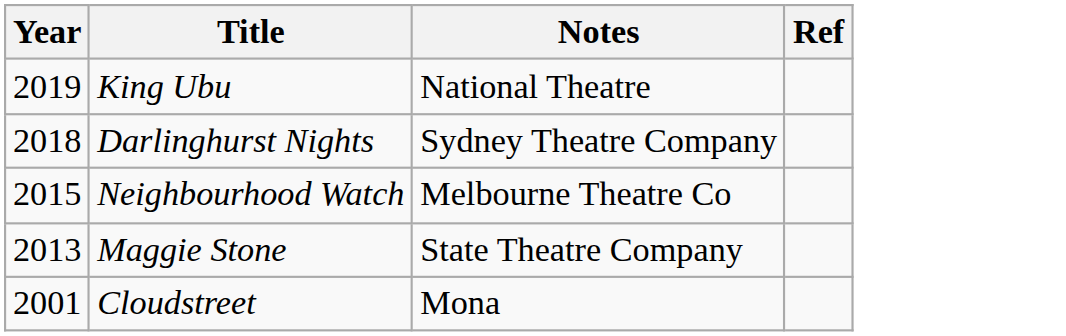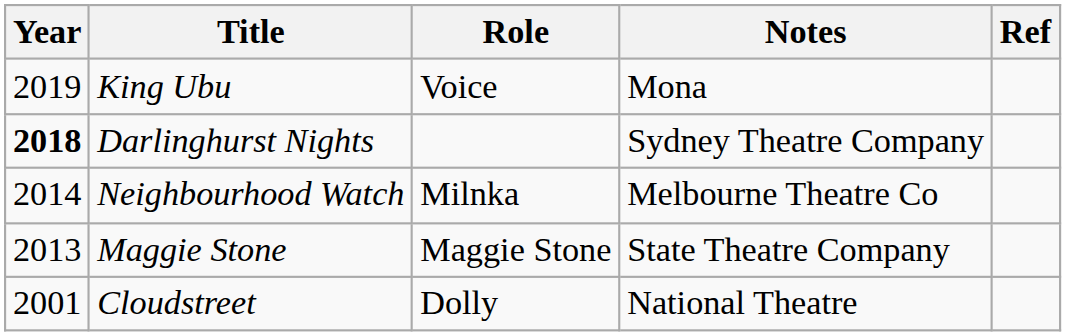+ column: (516, 31)
(535, 85) National Theatre -> (667, 85) Mona
(47, 140) normal -> (47, 140) bold
(47, 194) 2015 -> (47, 194) 2014
(460, 303) Mona -> (742, 303) National Theatre
